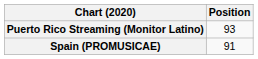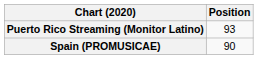(230, 46) 91 -> (230, 46) 90
